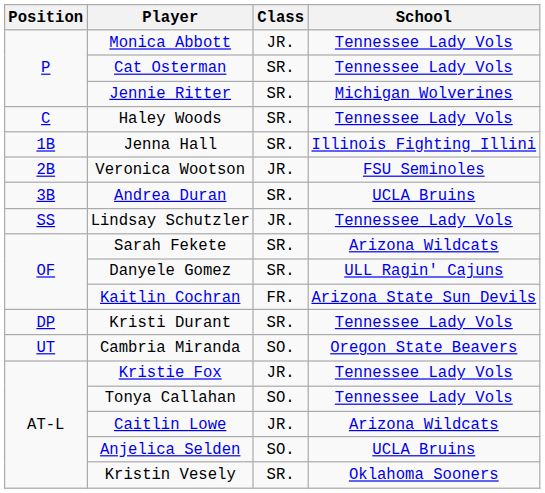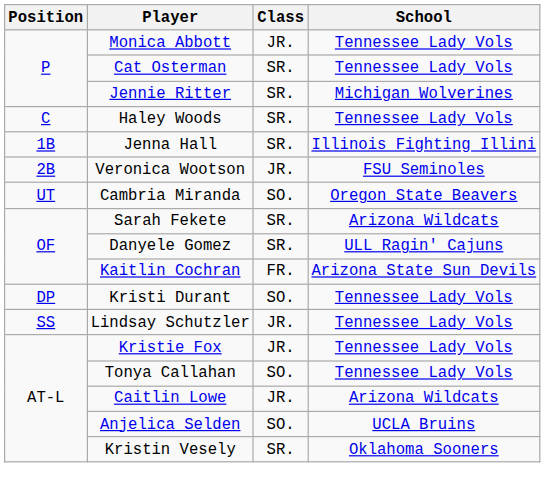- row: (170, 195)
rows swapped: (170, 221) <-> (170, 348)
(281, 322) SR. -> (281, 297) SO.
